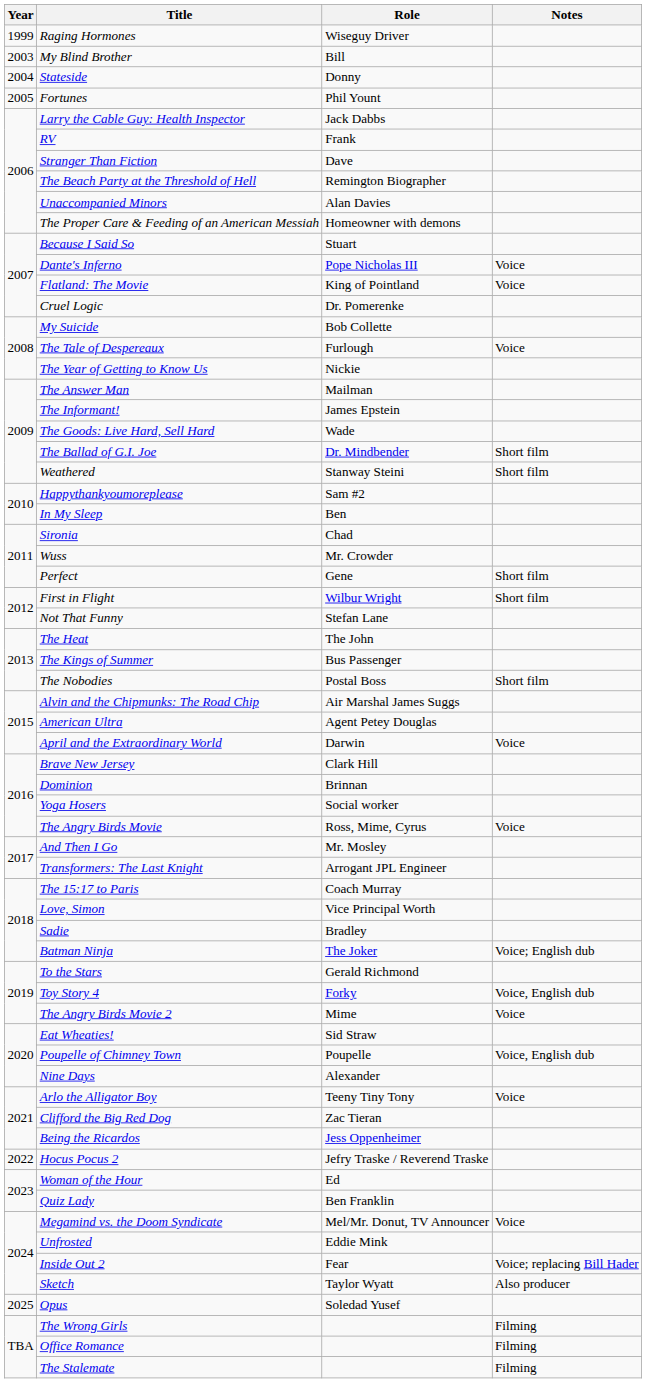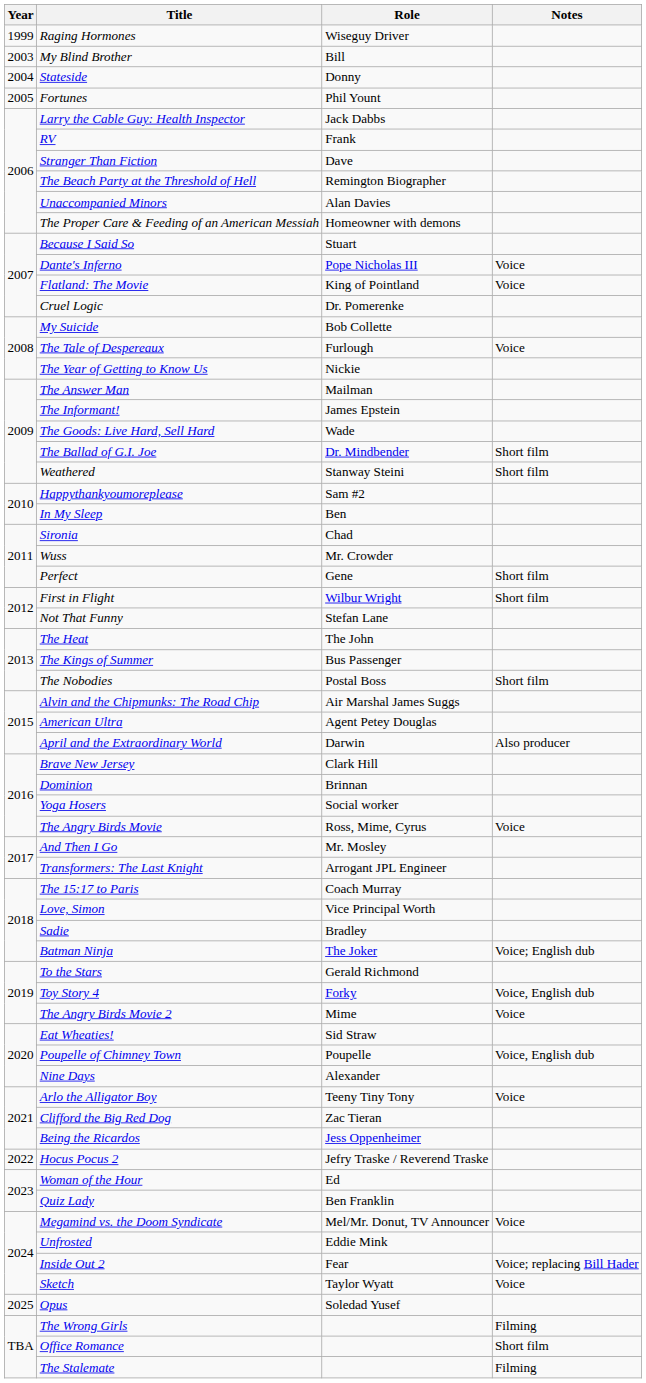(510, 743) Voice -> (532, 743) Also producer
(532, 1284) Also producer -> (510, 1284) Voice
(516, 1346) Filming -> (522, 1346) Short film
